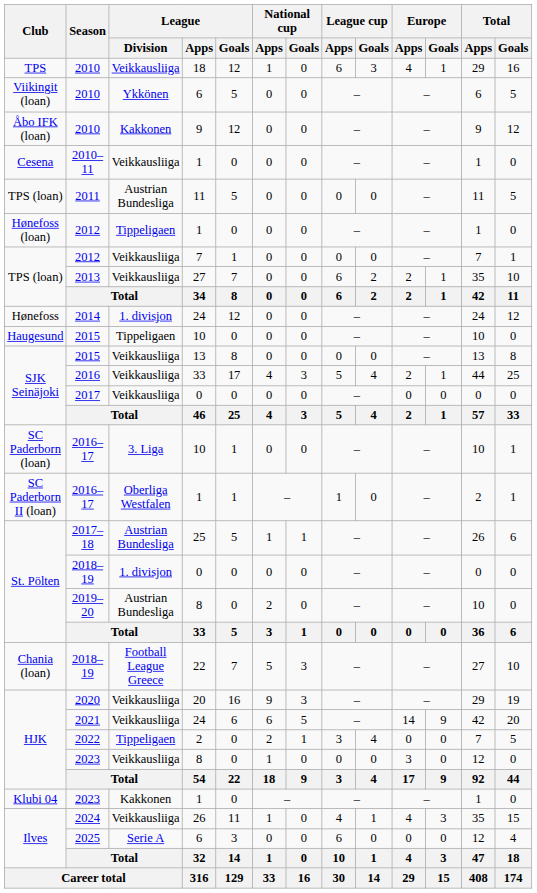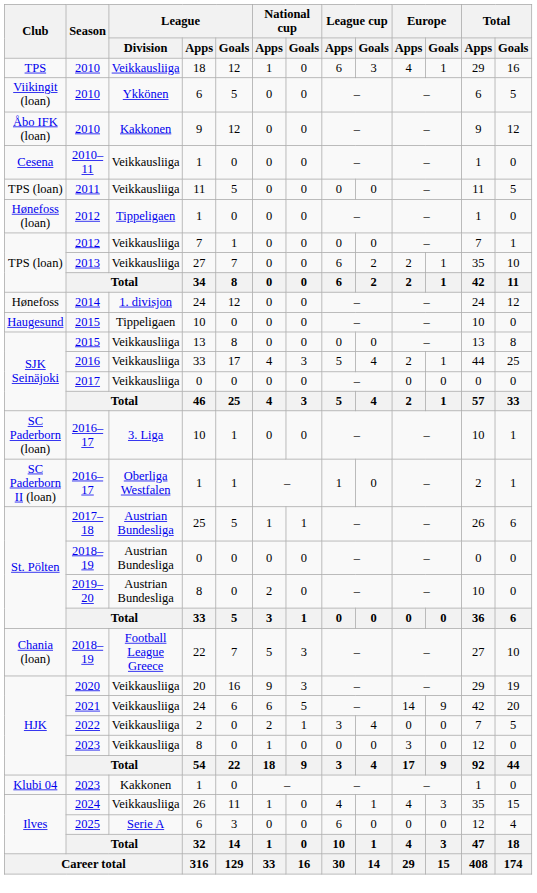(146, 196) Austrian Bundesliga -> (146, 189) Veikkausliiga
(146, 571) 1. divisjon -> (146, 557) Austrian Bundesliga
(146, 739) Tippeligaen -> (146, 725) Veikkausliiga
